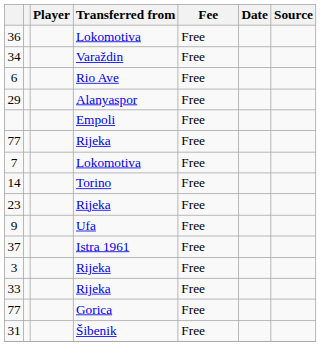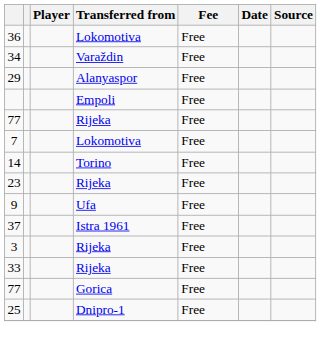- row: (14, 78)
- row: (14, 330)
+ row: (14, 309)
